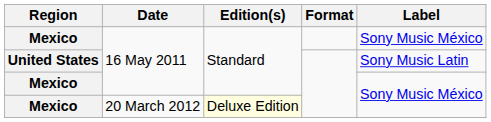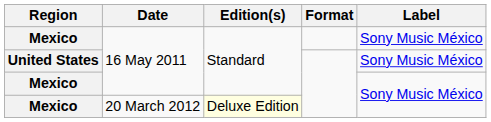(414, 60) Sony Music Latin -> (421, 60) Sony Music México
